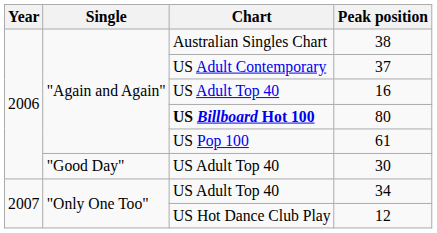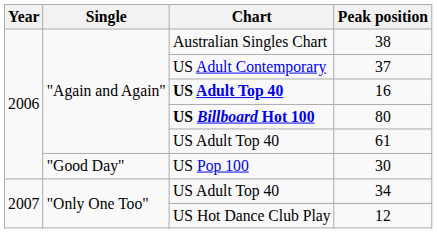(226, 91) normal -> (228, 91) bold
(211, 141) US Pop 100 -> (226, 141) US Adult Top 40
(226, 166) US Adult Top 40 -> (211, 166) US Pop 100
